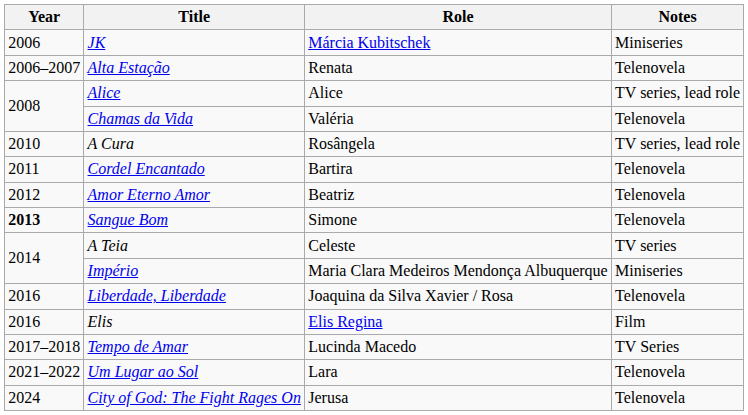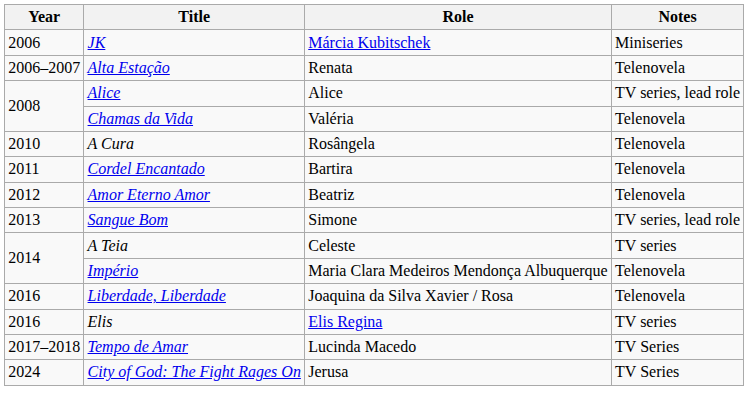(678, 144) TV series, lead role -> (650, 144) Telenovela
(24, 220) bold -> (24, 220) normal
(650, 220) Telenovela -> (678, 220) TV series, lead role
(649, 270) Miniseries -> (650, 270) Telenovela
(630, 321) Film -> (646, 321) TV series
- row: (143, 372)
(650, 397) Telenovela -> (647, 372) TV Series
